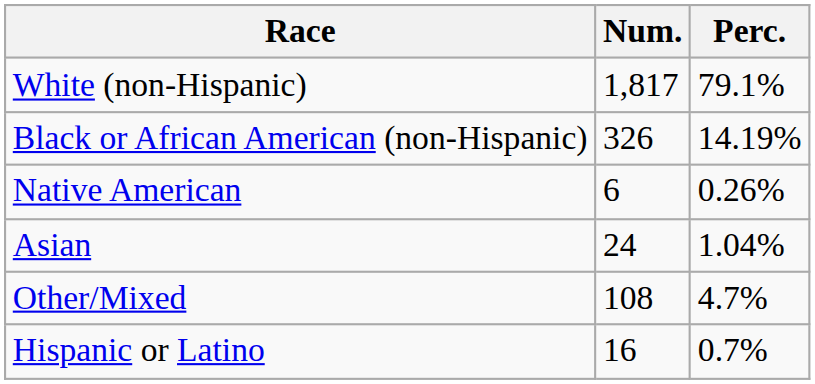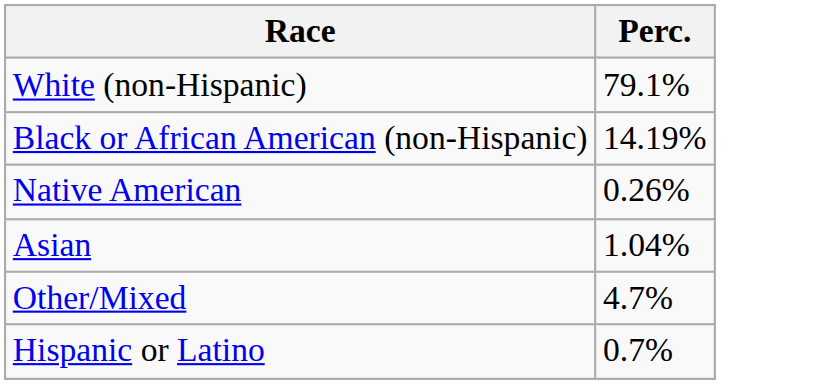- column: (643, 31)
